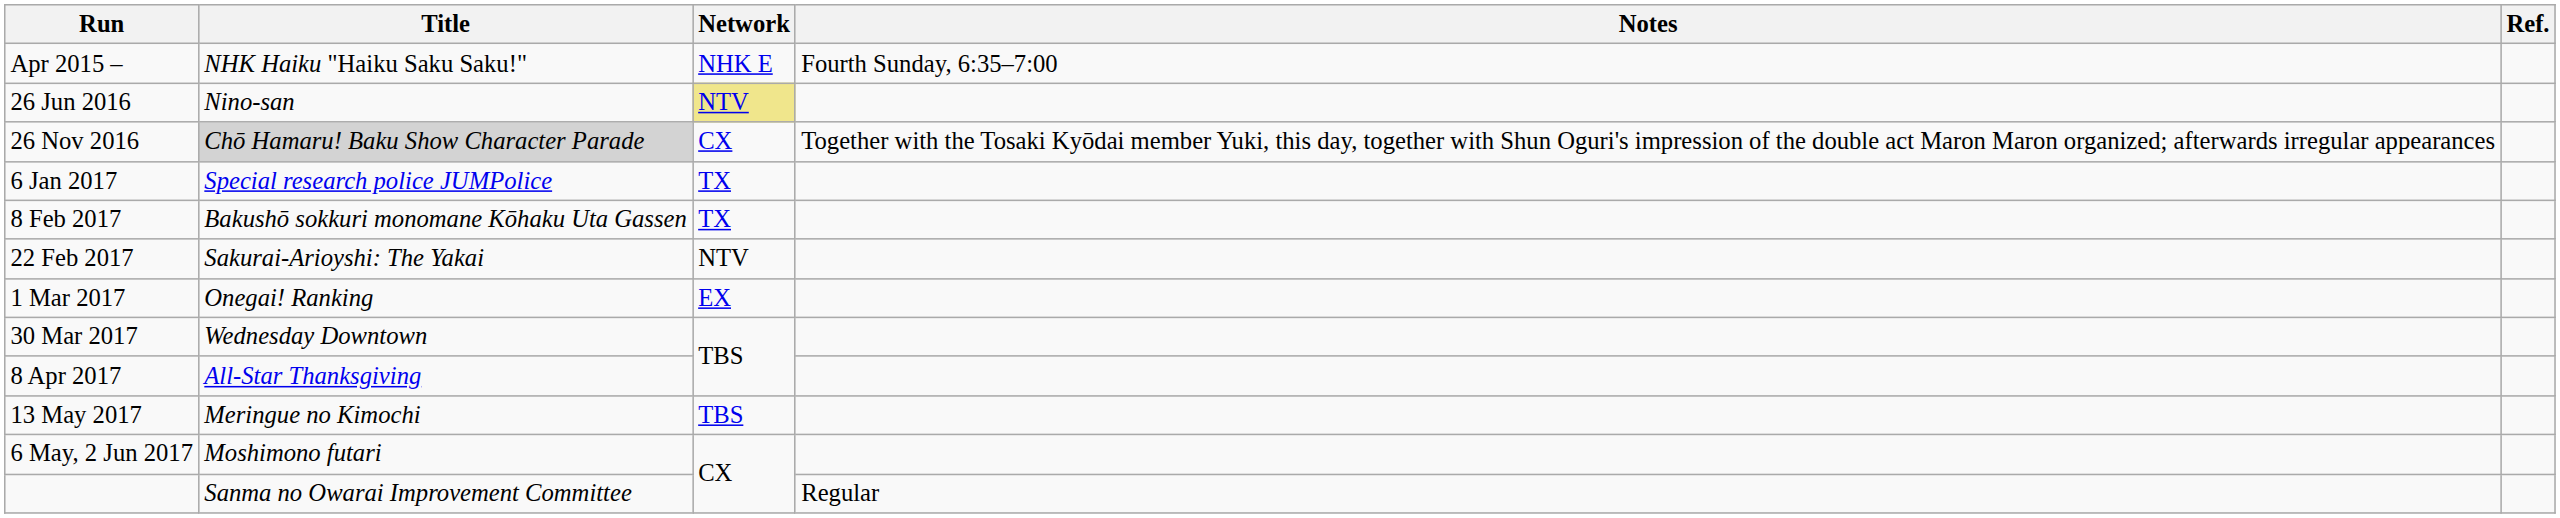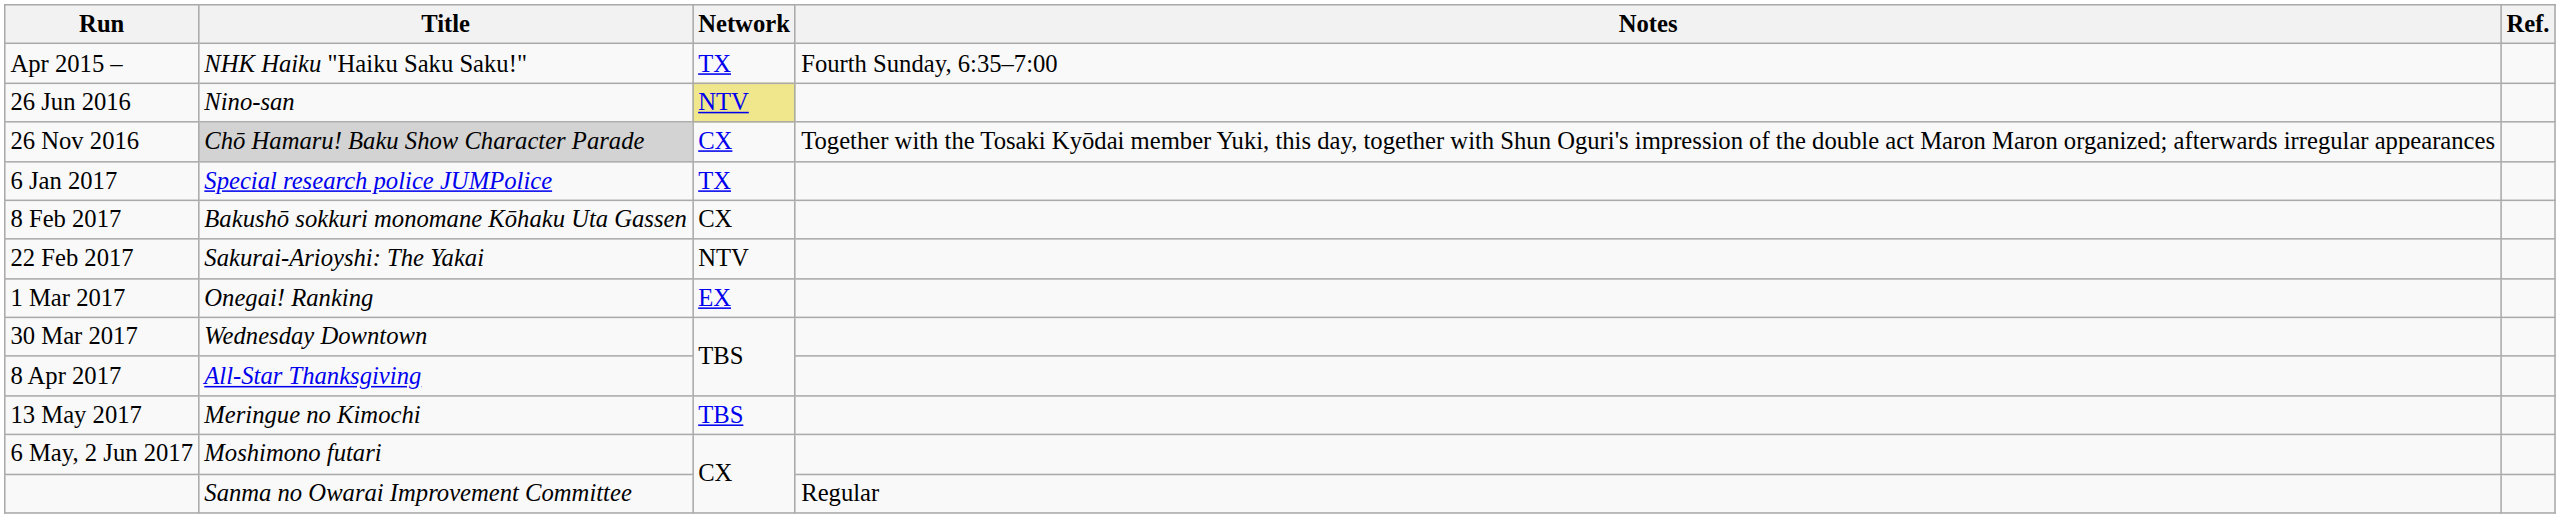(735, 63) NHK E -> (715, 63) TX
(715, 219) TX -> (715, 219) CX
